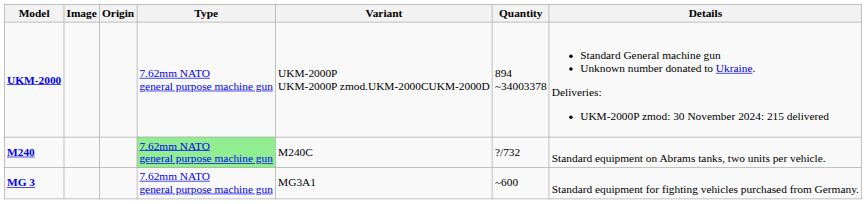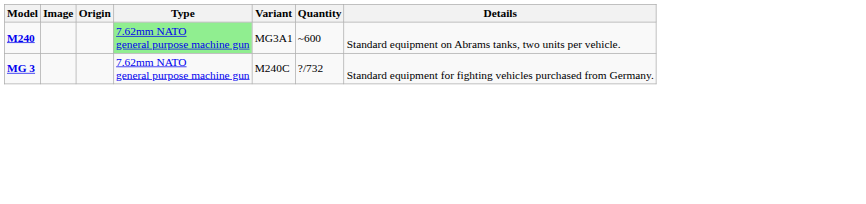- row: (34, 79)
(295, 152) M240C -> (274, 37) MG3A1
(508, 152) ?/732 -> (309, 37) ~600
(297, 183) MG3A1 -> (272, 68) M240C
(507, 183) ~600 -> (310, 68) ?/732
